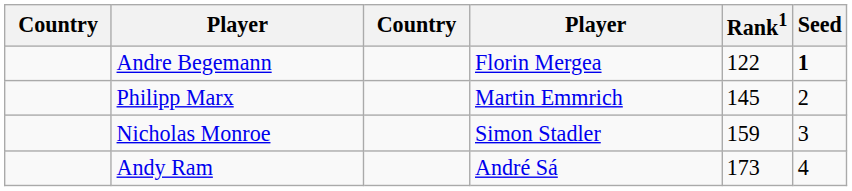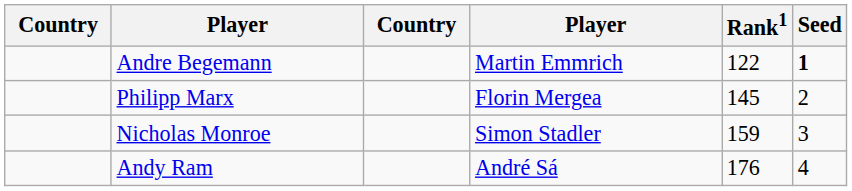(538, 62) Florin Mergea -> (549, 62) Martin Emmrich
(549, 98) Martin Emmrich -> (538, 98) Florin Mergea
(743, 168) 173 -> (743, 168) 176
